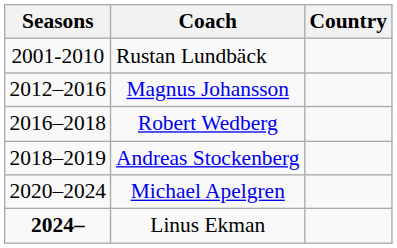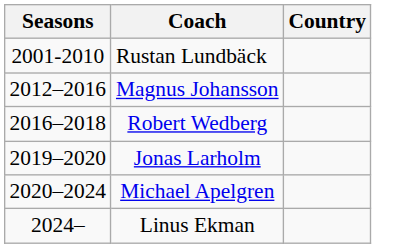- row: (208, 157)
+ row: (197, 157)
(58, 225) bold -> (58, 225) normal
